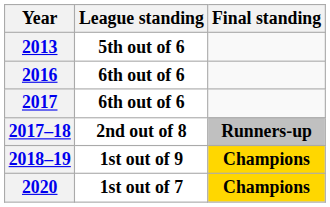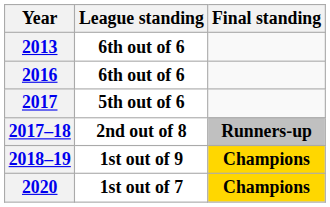(141, 46) 5th out of 6 -> (141, 46) 6th out of 6
(141, 103) 6th out of 6 -> (141, 103) 5th out of 6
